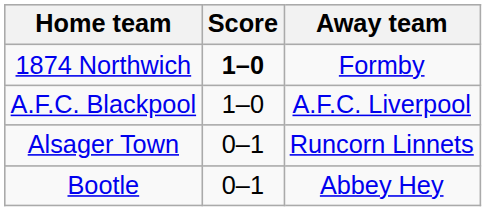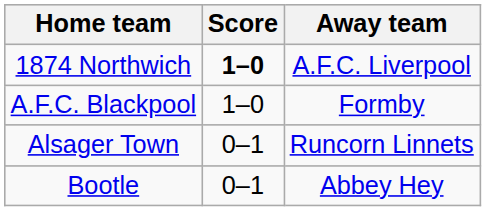(382, 64) Formby -> (382, 64) A.F.C. Liverpool
(382, 104) A.F.C. Liverpool -> (382, 104) Formby
